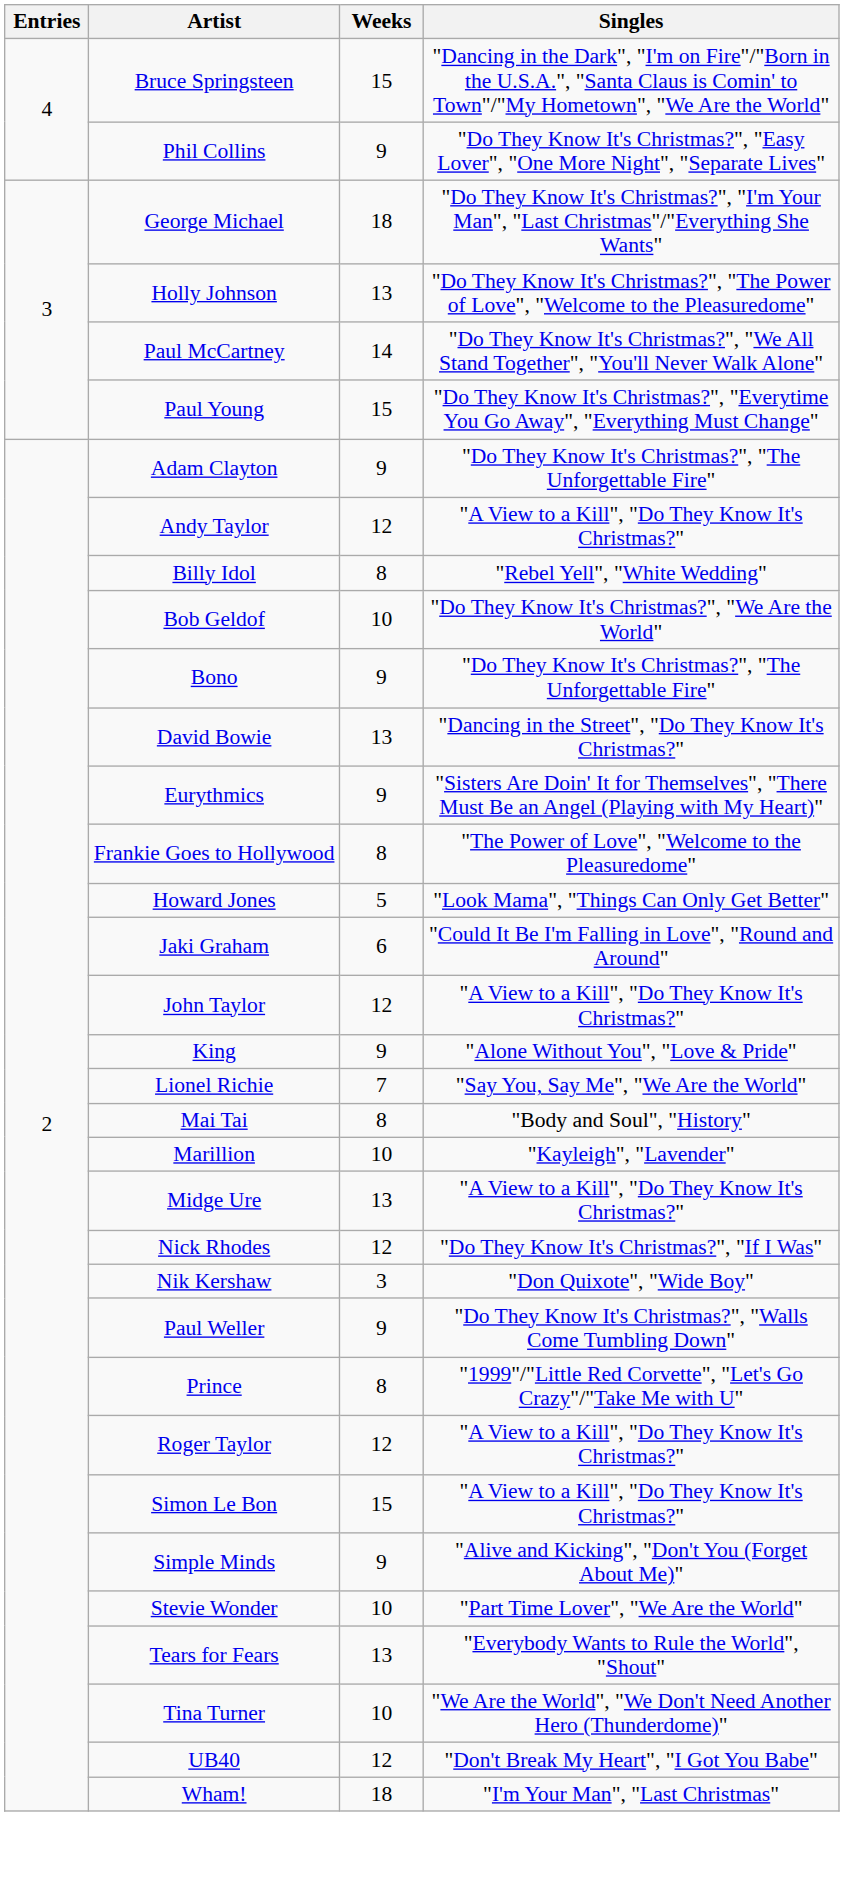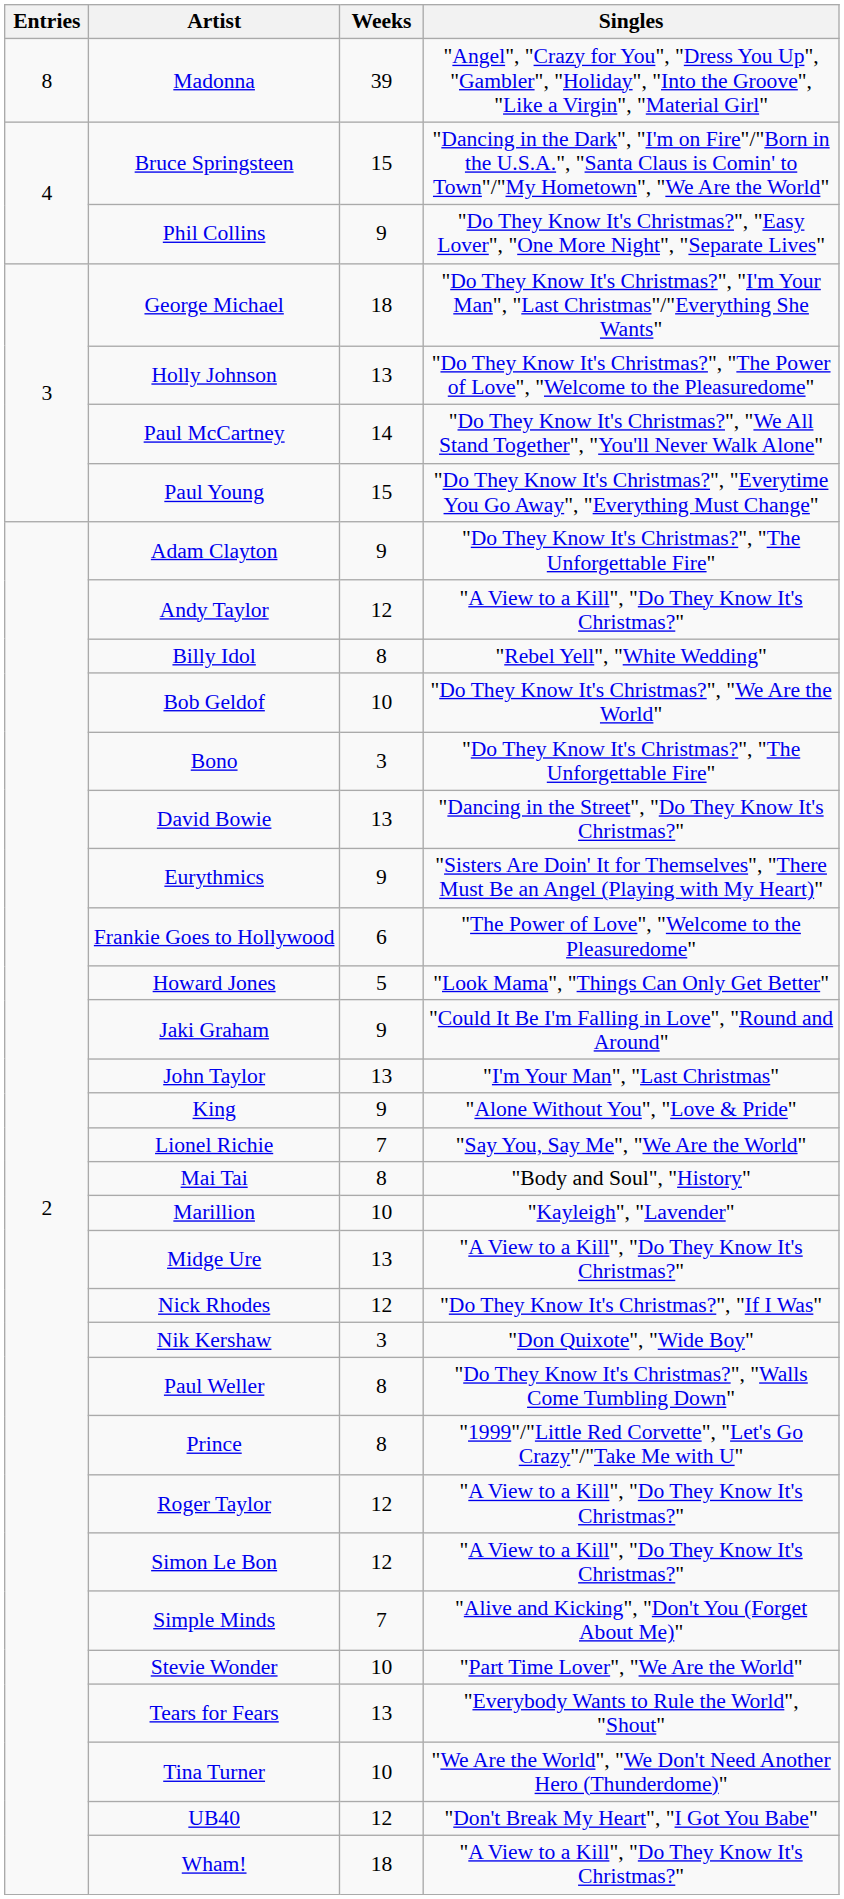+ row: (214, 80)
(382, 677) 9 -> (382, 760) 3
(382, 853) 8 -> (382, 936) 6
(382, 946) 6 -> (382, 1029) 9
(382, 1004) 12 -> (382, 1075) 13
(631, 1004) "A View to a Kill", "Do They Know It's Christmas?" -> (631, 1075) "I'm Your Man", "Last Christmas"
(382, 1327) 9 -> (382, 1386) 8
(382, 1503) 15 -> (382, 1561) 12
(382, 1561) 9 -> (382, 1620) 7
(631, 1793) "I'm Your Man", "Last Christmas" -> (631, 1864) "A View to a Kill", "Do They Know It's Christmas?"
